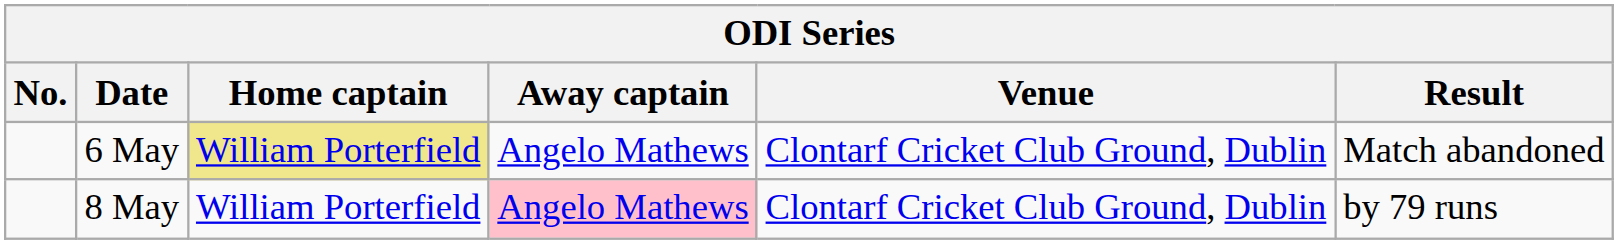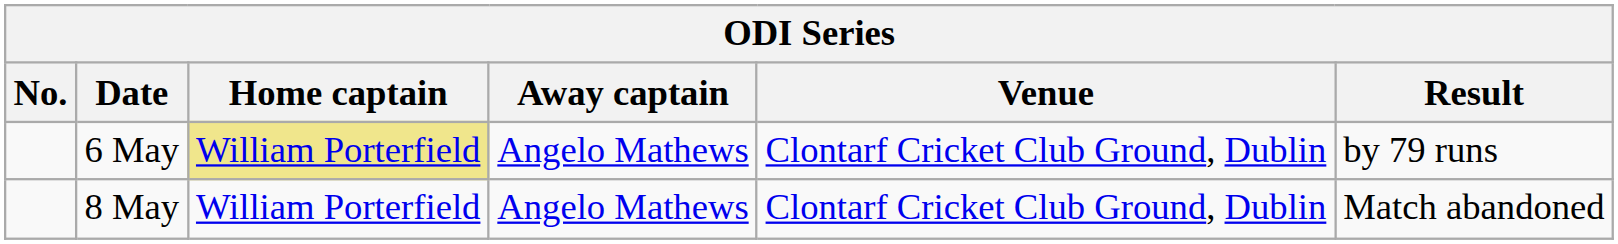(1474, 149) Match abandoned -> (1421, 149) by 79 runs
(623, 207) pink background -> (623, 207) no background
(1421, 207) by 79 runs -> (1474, 207) Match abandoned
